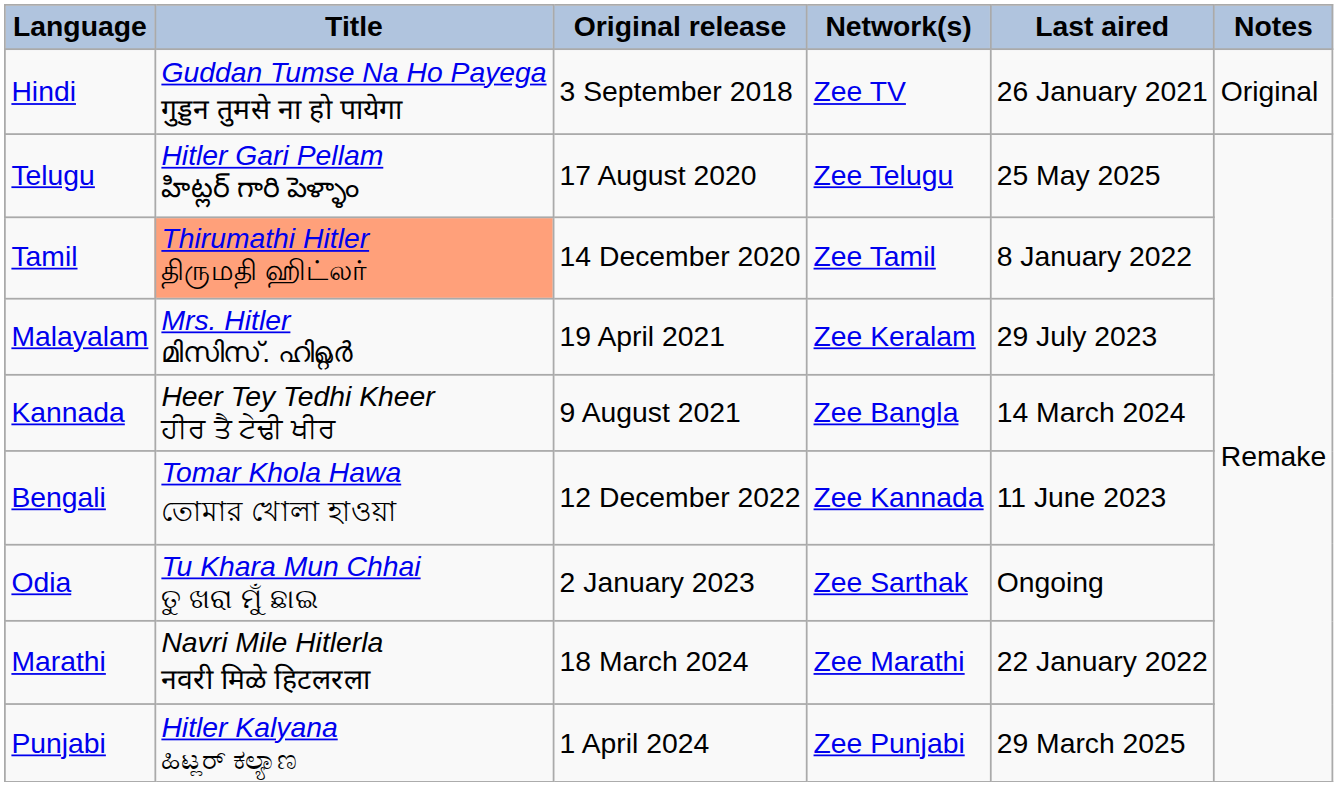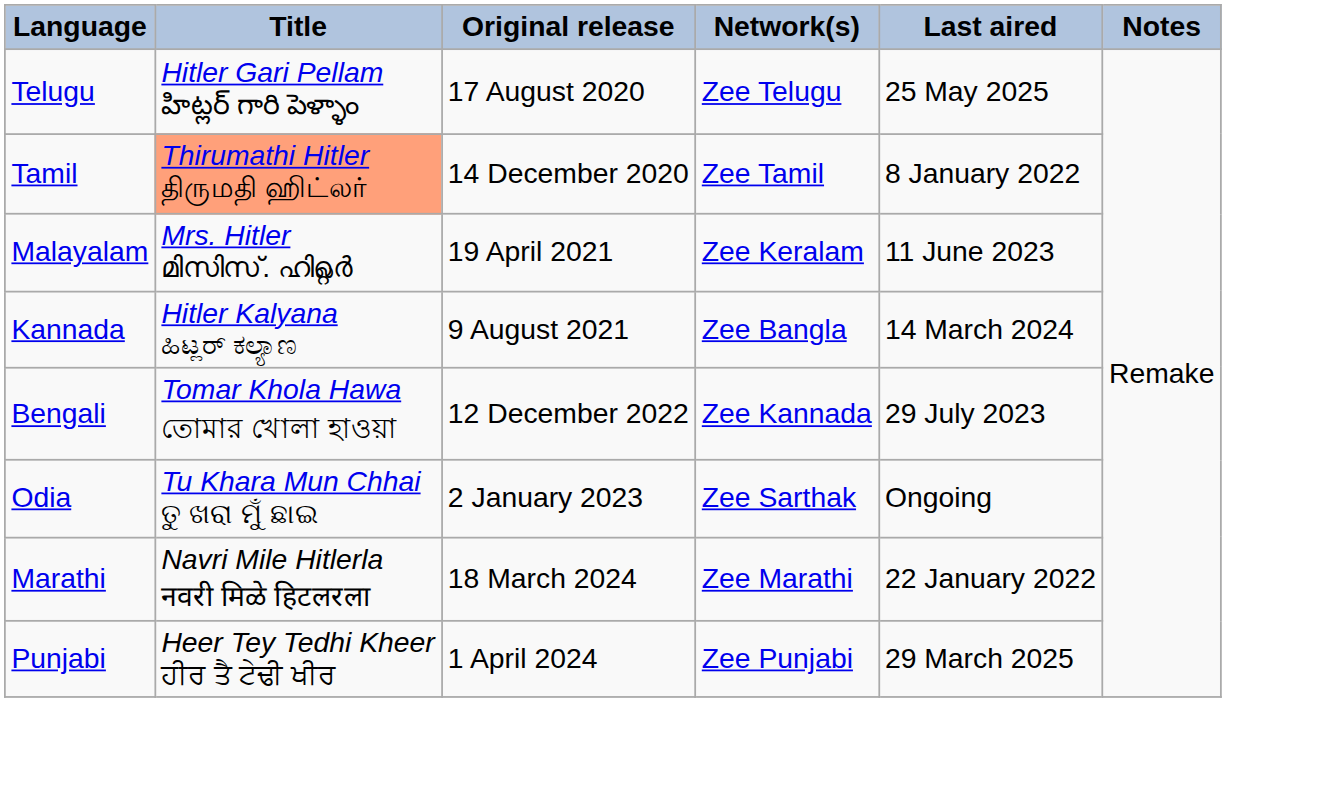- row: (44, 91)
(1077, 335) 29 July 2023 -> (970, 251) 11 June 2023
(298, 412) Heer Tey Tedhi Kheer ਹੀਰ ਤੈ ਟੇਢੀ ਖੀਰ -> (250, 328) Hitler Kalyana ಹಿಟ್ಲರ್ ಕಲ್ಯಾಣ
(1081, 497) 11 June 2023 -> (965, 413) 29 July 2023
(250, 742) Hitler Kalyana ಹಿಟ್ಲರ್ ಕಲ್ಯಾಣ -> (298, 658) Heer Tey Tedhi Kheer ਹੀਰ ਤੈ ਟੇਢੀ ਖੀਰ
